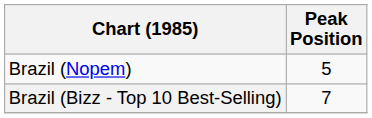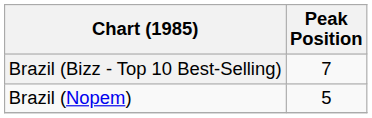rows swapped: (145, 98) <-> (70, 68)
